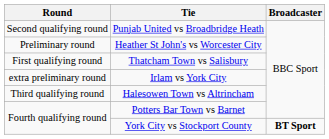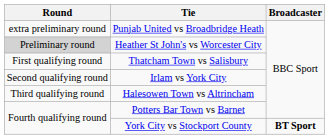(57, 28) Second qualifying round -> (57, 28) extra preliminary round
(57, 45) no background -> (57, 45) lightgrey background
(57, 77) extra preliminary round -> (57, 77) Second qualifying round
